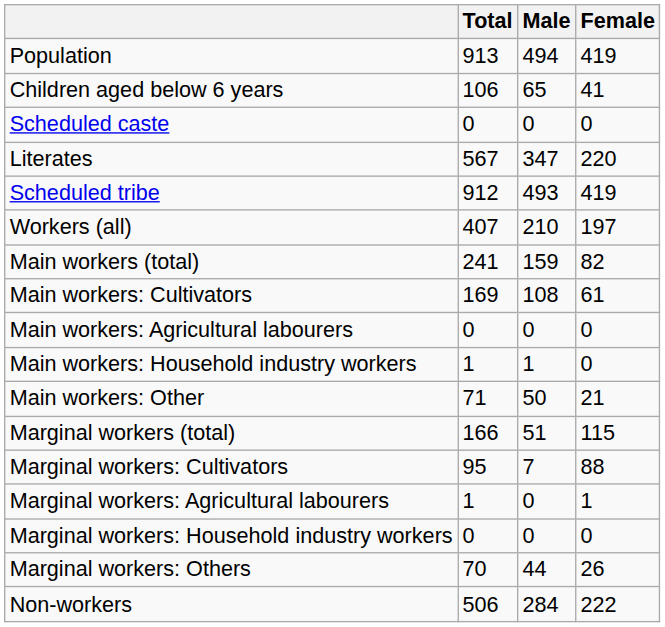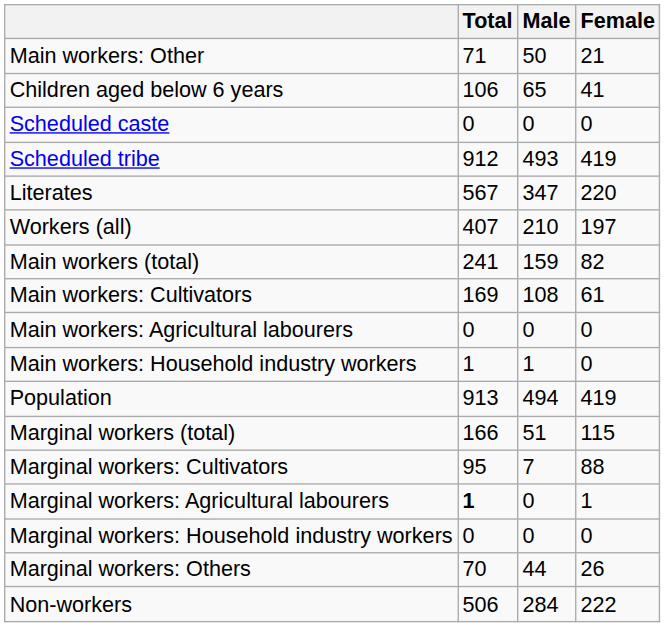rows swapped: (61, 55) <-> (107, 398)
rows swapped: (85, 192) <-> (51, 158)
(469, 501) normal -> (469, 501) bold
